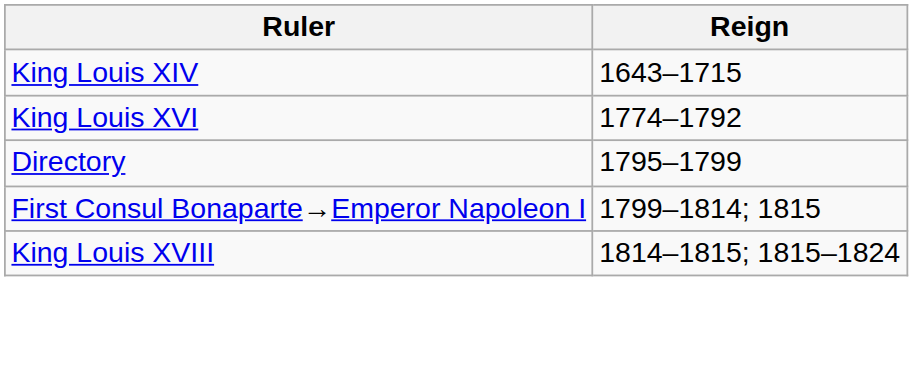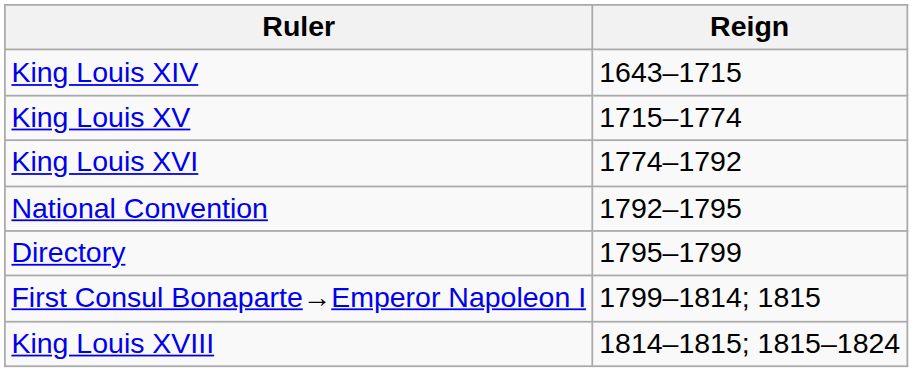+ row: (101, 117)
+ row: (140, 207)
